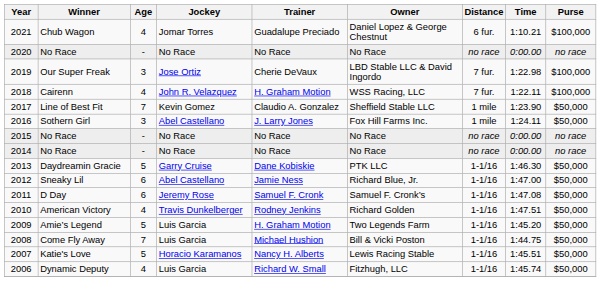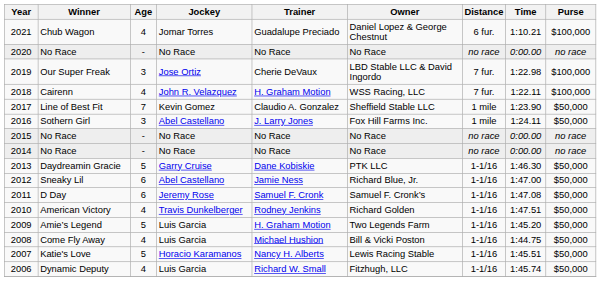(143, 240) 7 -> (143, 240) 4
